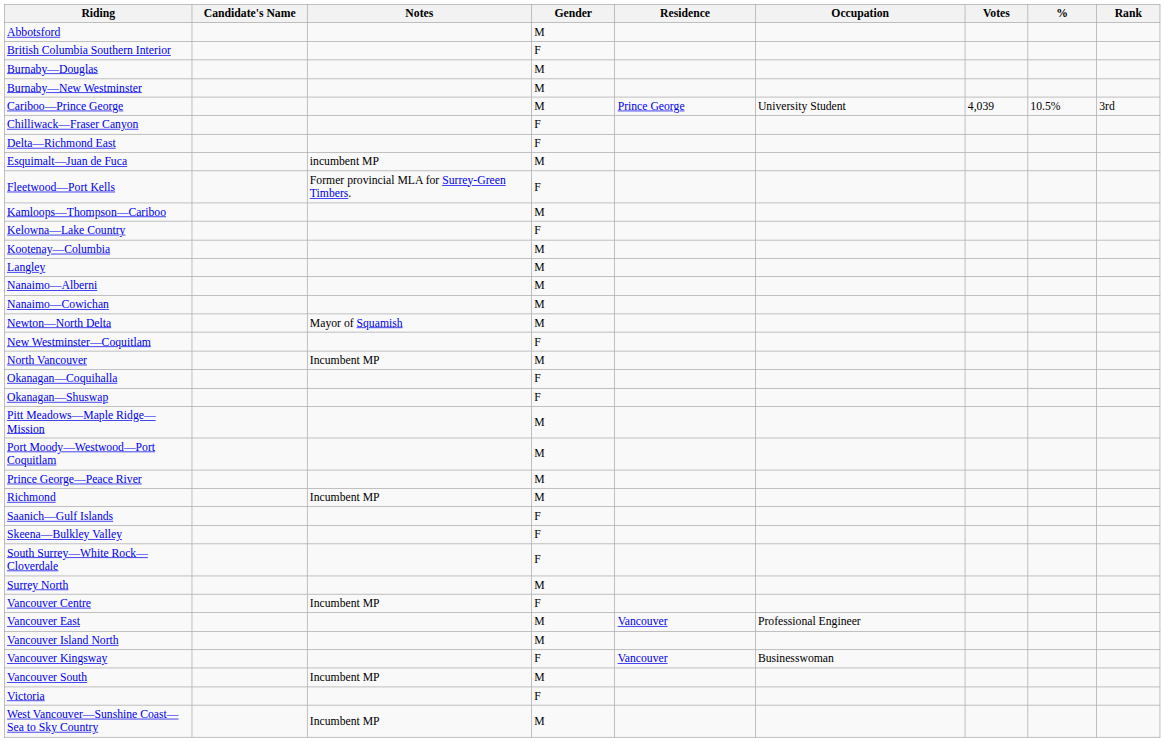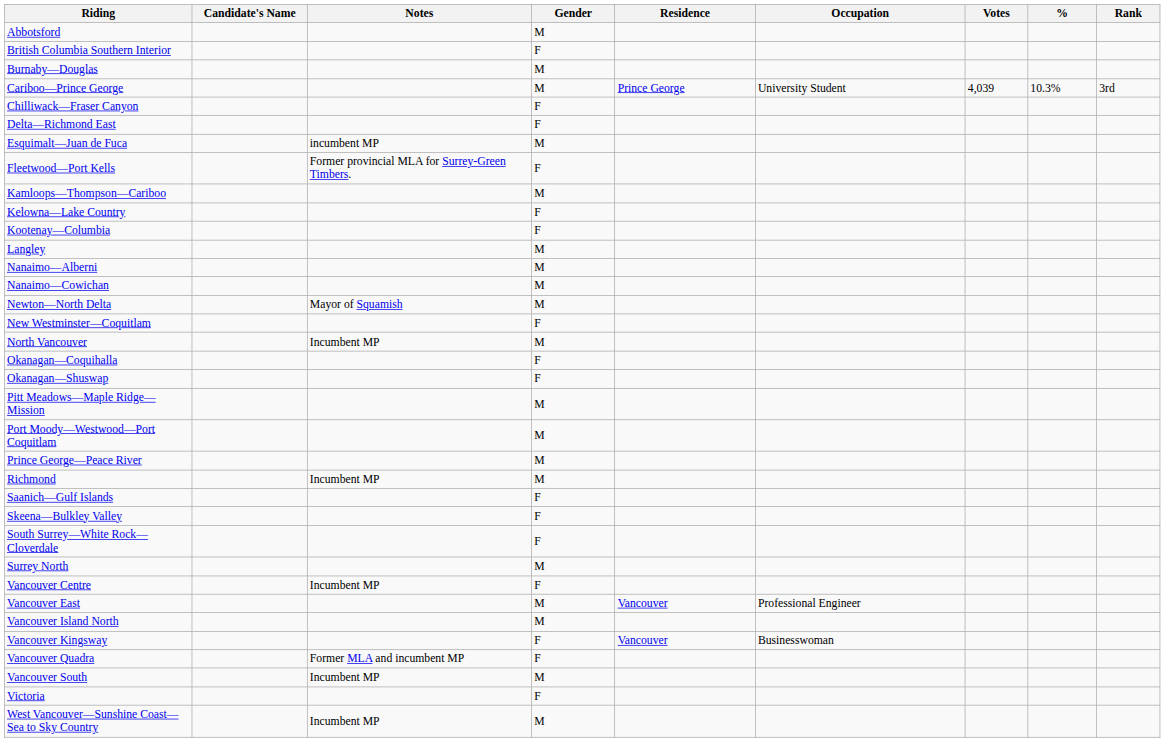- row: (74, 87)
(1045, 106) 10.5% -> (1045, 87) 10.3%
(539, 249) M -> (537, 230) F
+ row: (51, 659)
